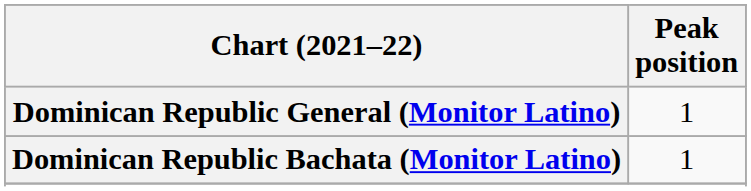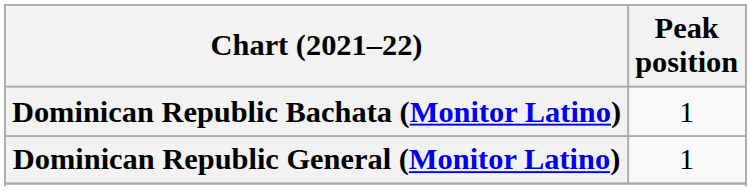rows swapped: (317, 159) <-> (317, 111)
